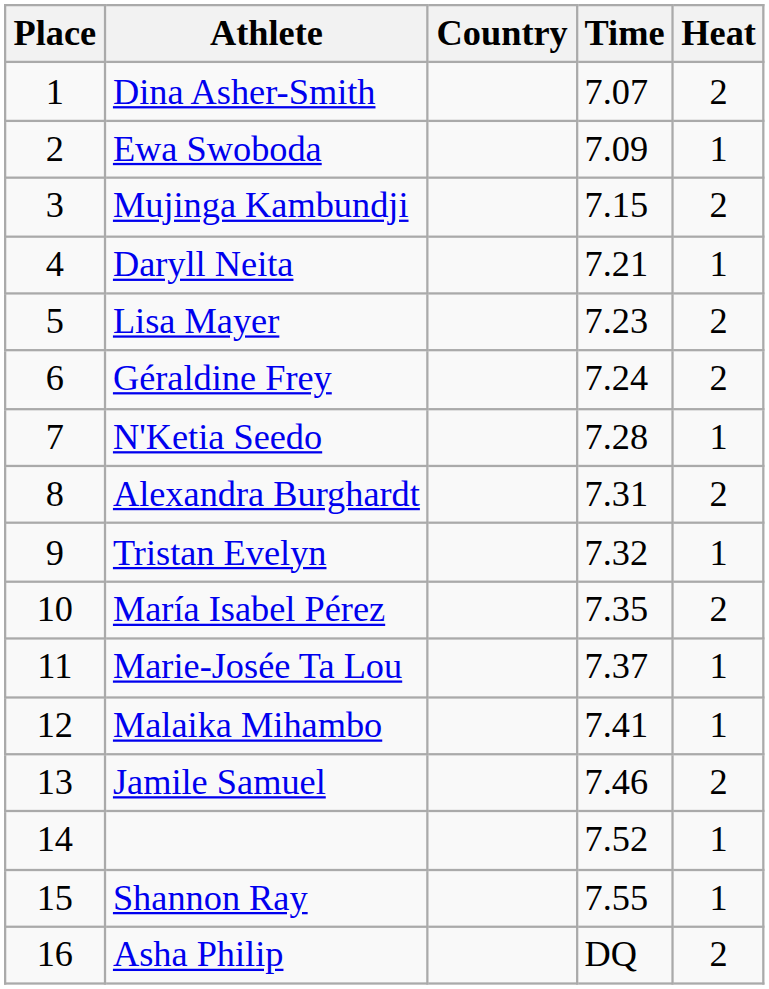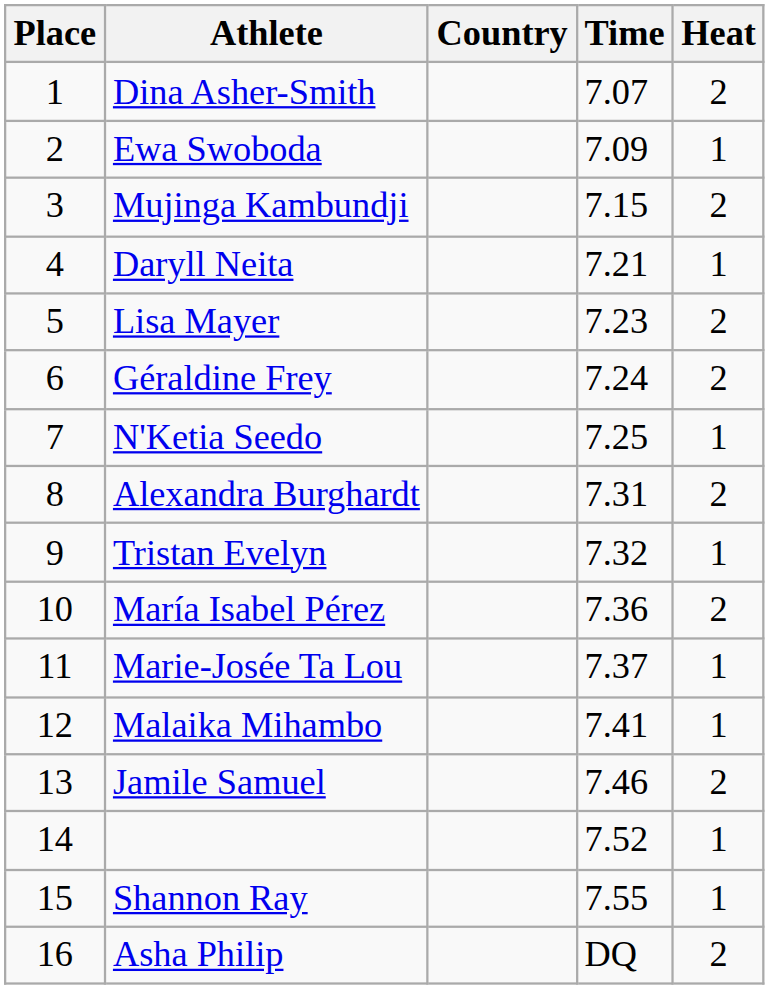(616, 436) 7.28 -> (616, 436) 7.25
(616, 609) 7.35 -> (616, 609) 7.36
